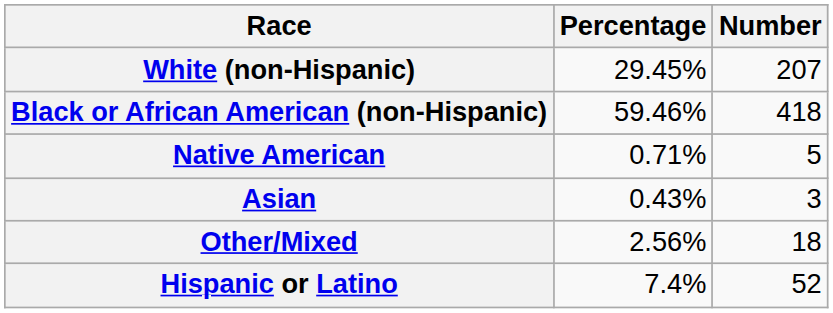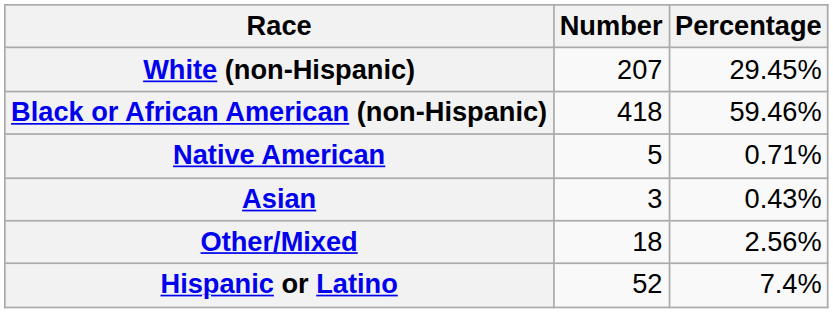columns swapped: (770, 26) <-> (633, 26)
